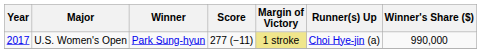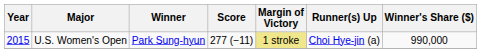(18, 40) 2017 -> (18, 40) 2015
